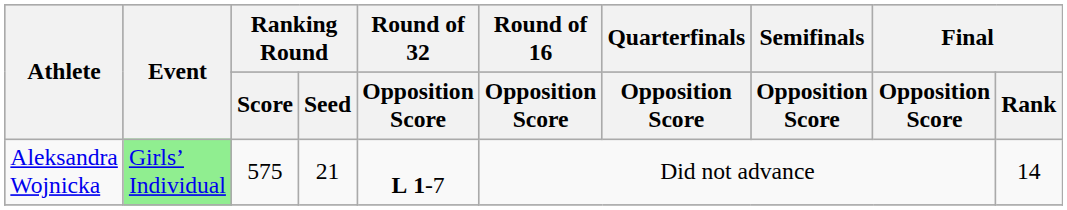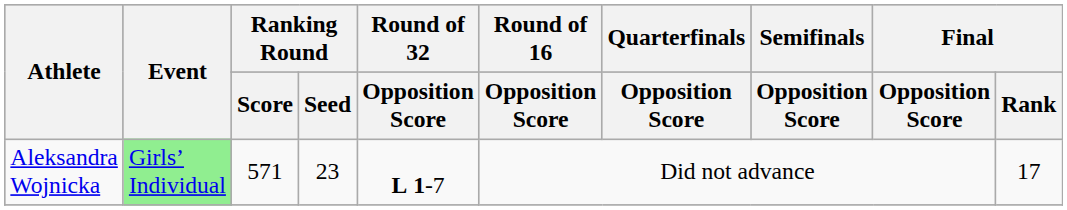(265, 171) 575 -> (265, 171) 571
(328, 171) 21 -> (328, 171) 23
(1029, 171) 14 -> (1029, 171) 17
